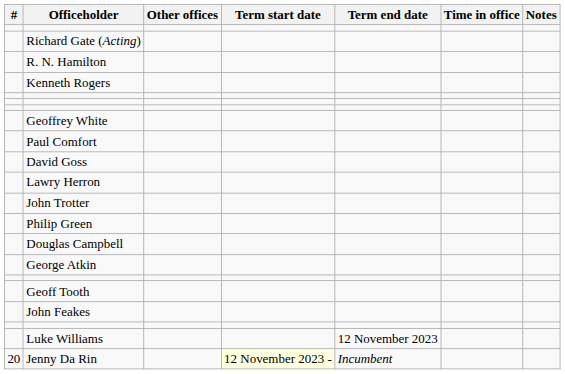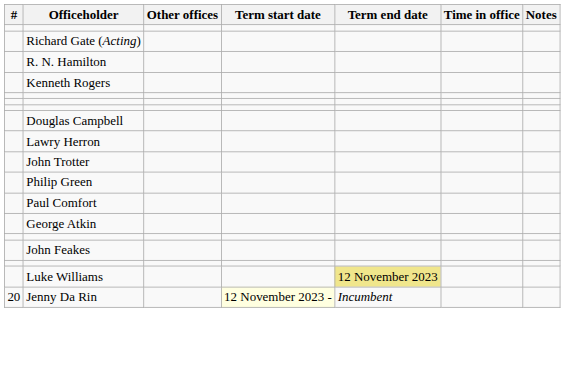- row: (14, 121)
rows swapped: (14, 244) <-> (14, 141)
- row: (14, 162)
- row: (14, 291)
(388, 338) no background -> (388, 276) khaki background
